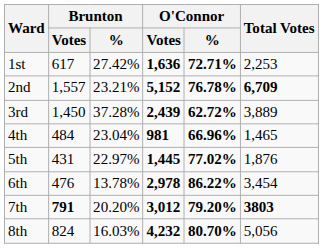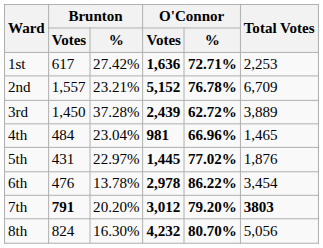(261, 87) bold -> (261, 87) normal
(116, 231) 16.03% -> (116, 231) 16.30%
